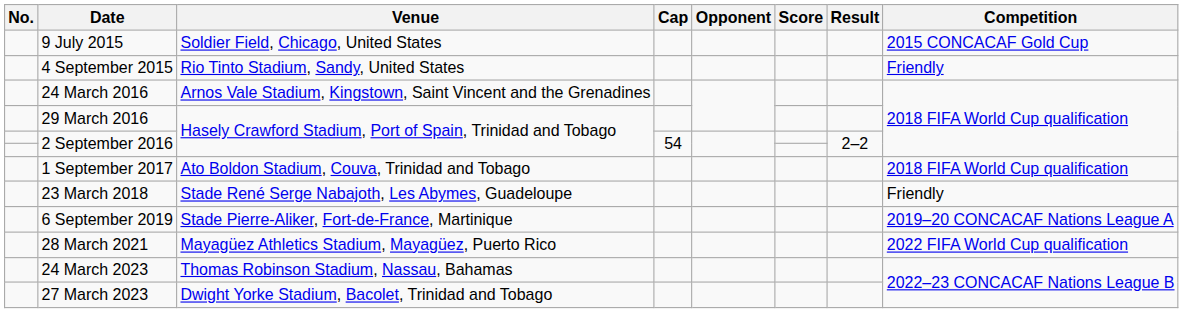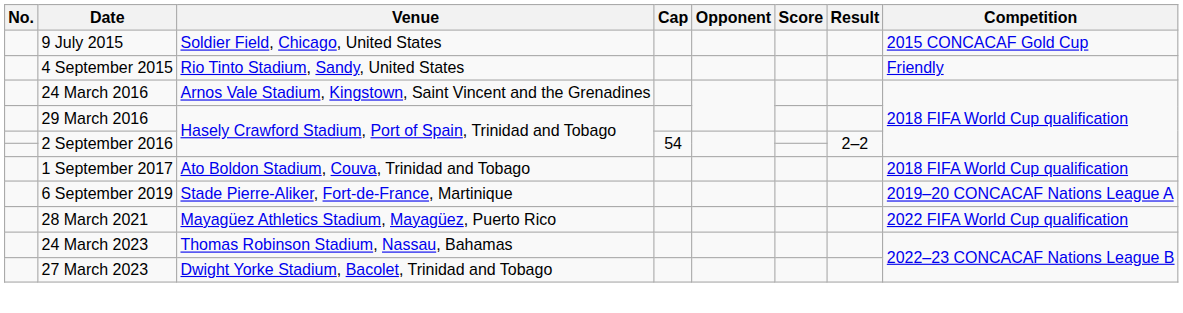- row: (95, 194)
